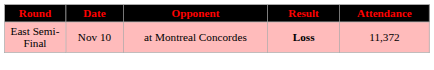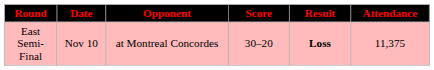+ column: (259, 13)
(384, 37) 11,372 -> (390, 43) 11,375
